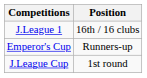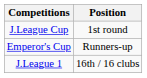rows swapped: (39, 30) <-> (39, 64)
